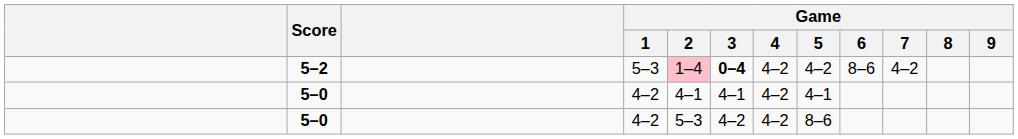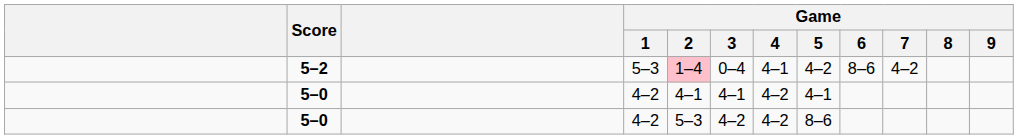(732, 69) bold -> (732, 69) normal
(775, 69) 4–2 -> (775, 69) 4–1
